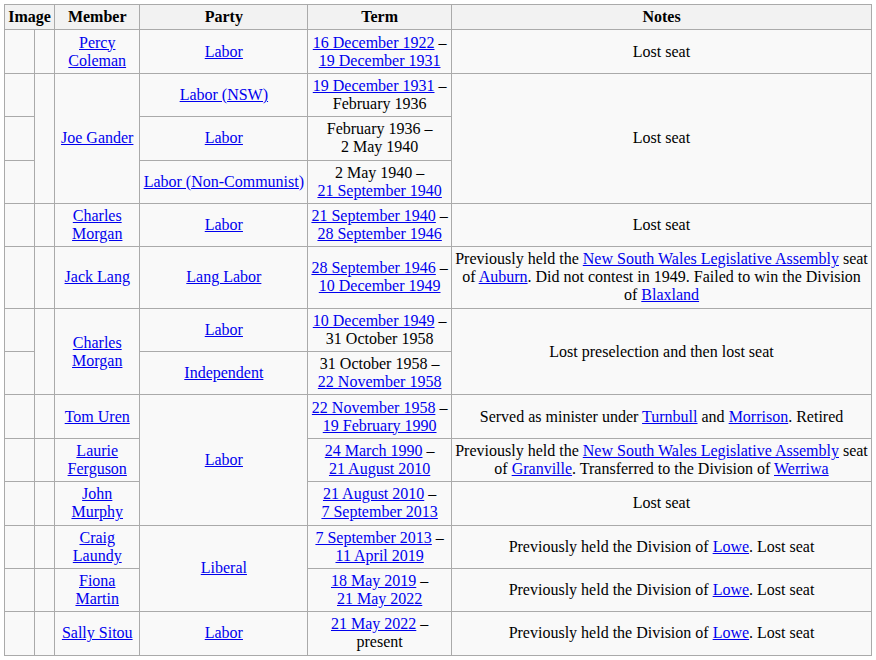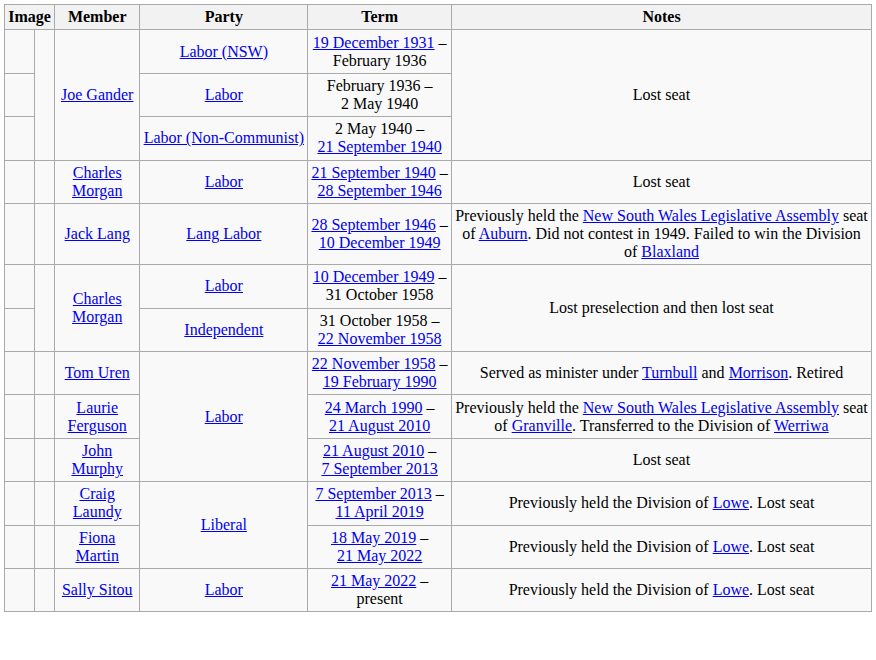- row: (97, 51)
